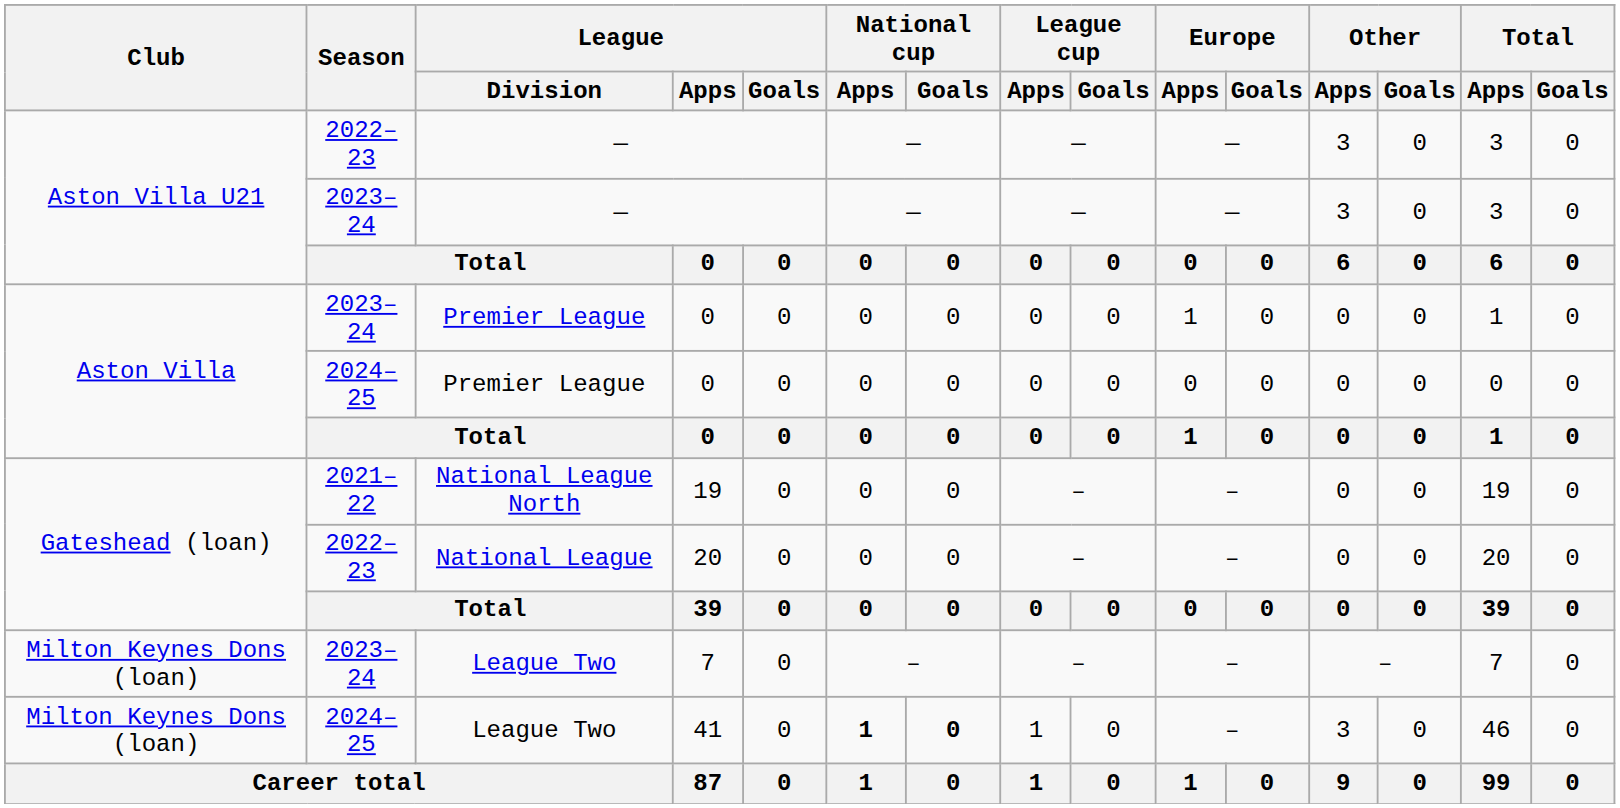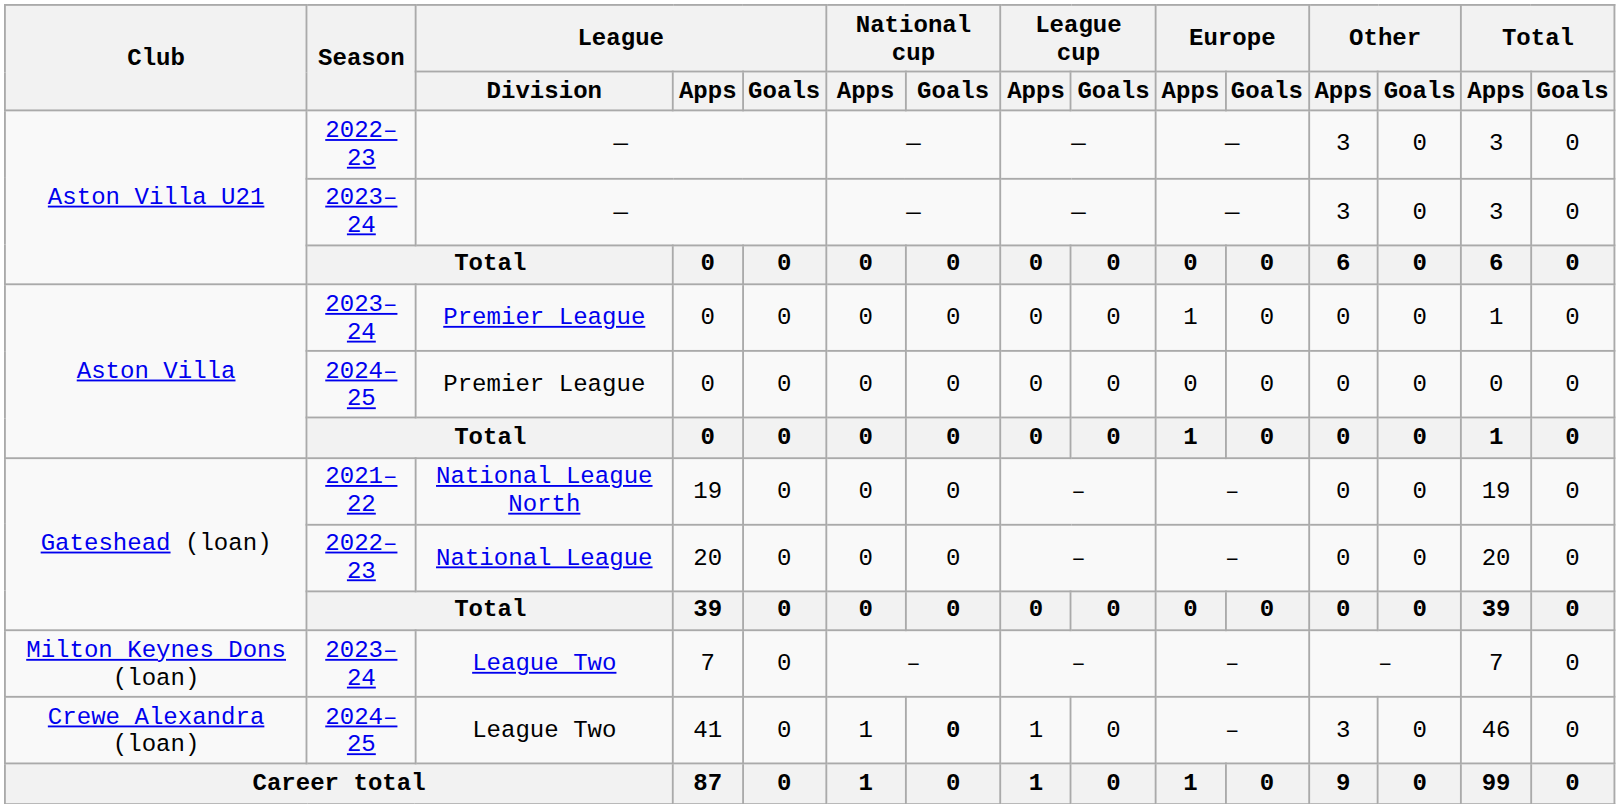(156, 731) Milton Keynes Dons (loan) -> (156, 731) Crewe Alexandra (loan)
(866, 731) bold -> (866, 731) normal
